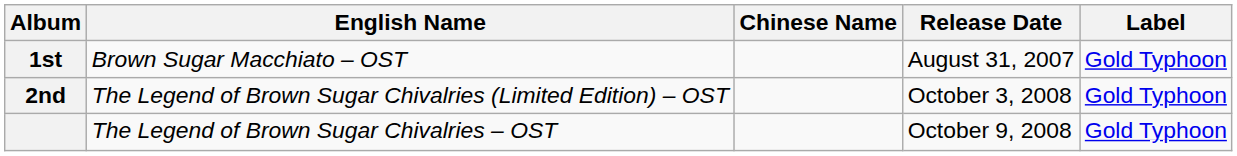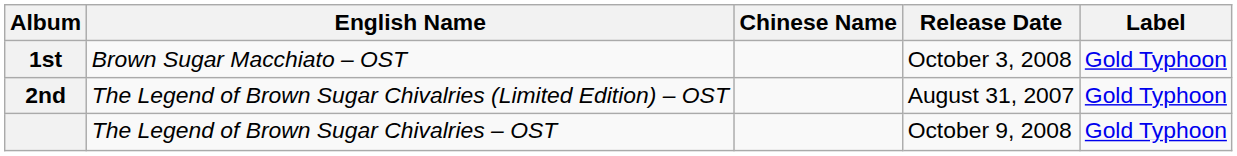(991, 58) August 31, 2007 -> (990, 58) October 3, 2008
(990, 95) October 3, 2008 -> (991, 95) August 31, 2007
